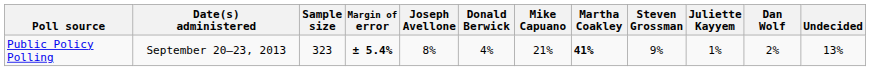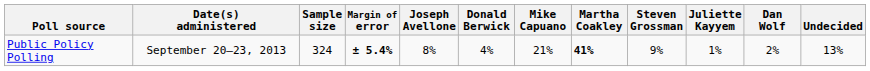(322, 51) 323 -> (322, 51) 324
